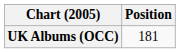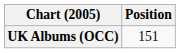(148, 36) 181 -> (148, 36) 151
